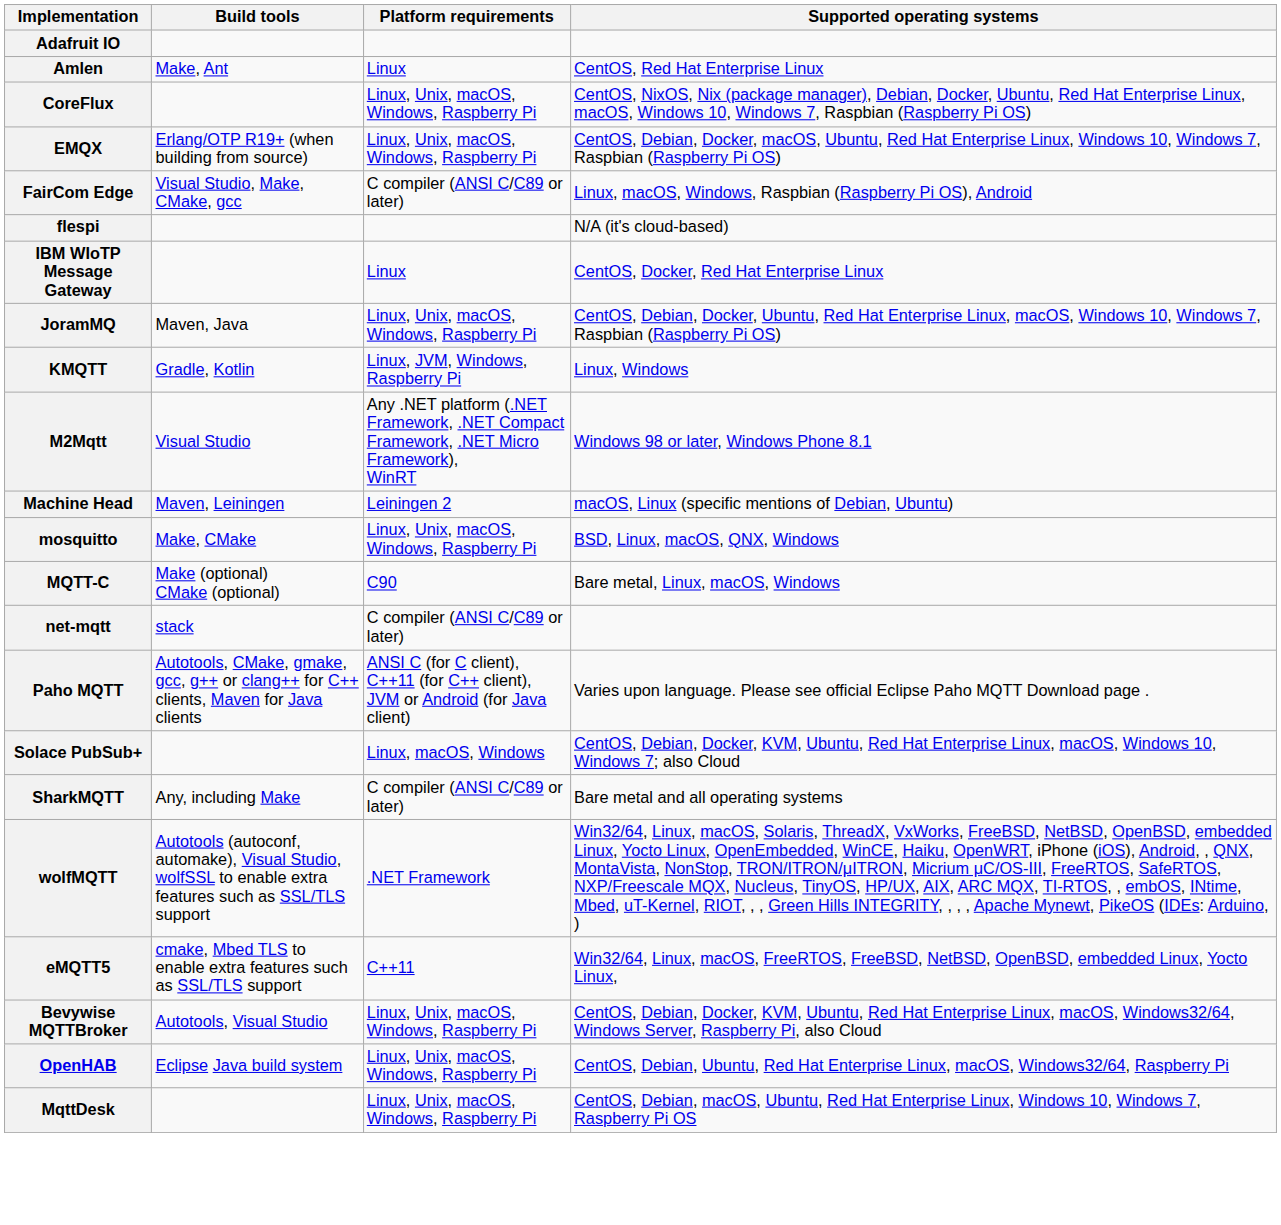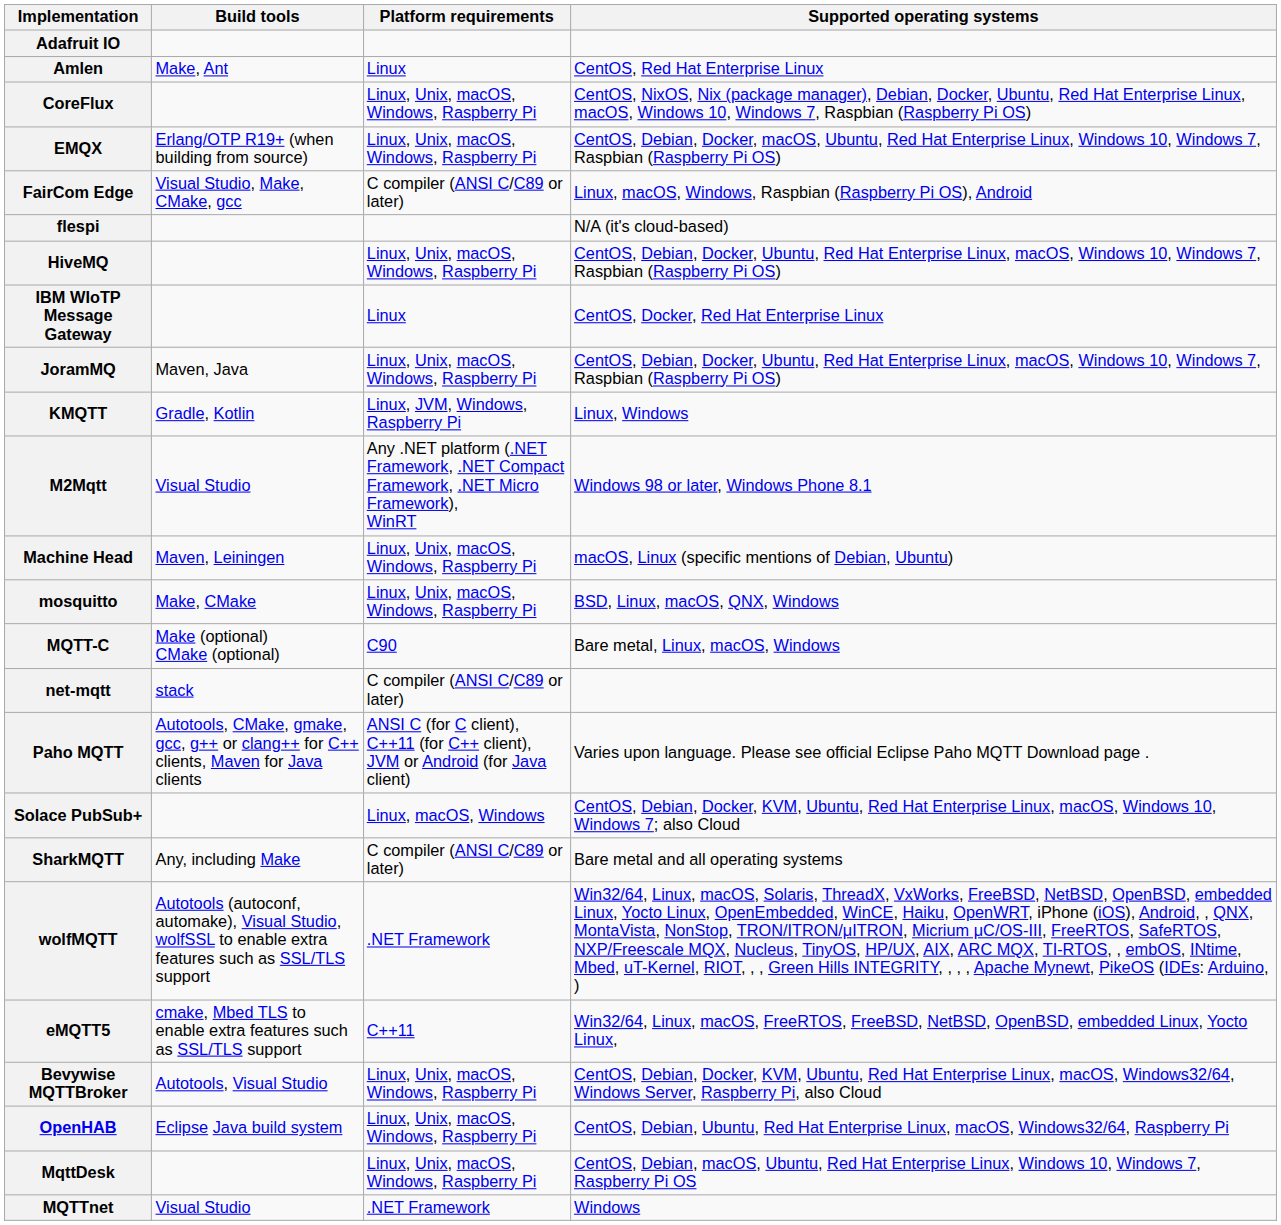+ row: (78, 262)
(409, 504) Leiningen 2 -> (452, 557) Linux, Unix, macOS, Windows, Raspberry Pi
+ row: (78, 1207)
